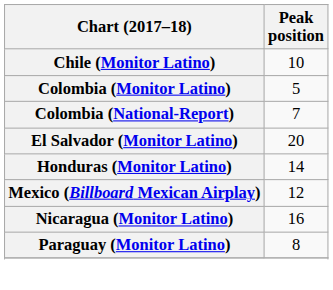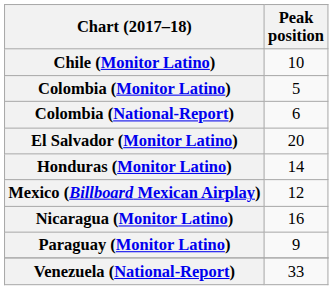(296, 114) 7 -> (296, 114) 6
(296, 245) 8 -> (296, 245) 9
+ row: (134, 271)
